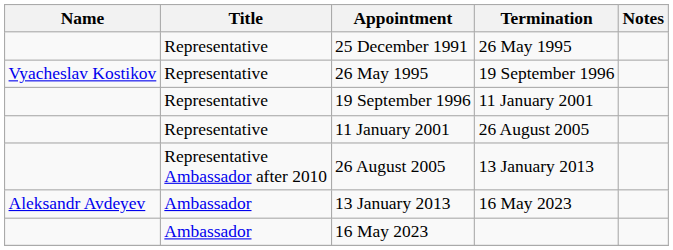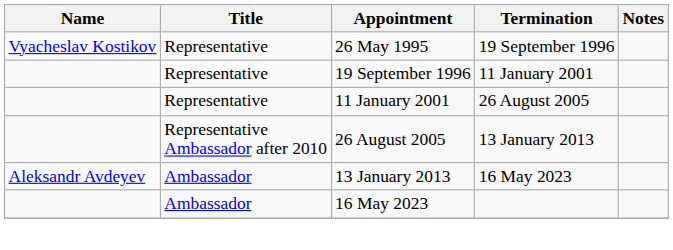- row: (401, 45)
